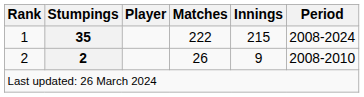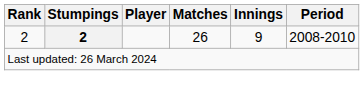- row: (24, 37)
